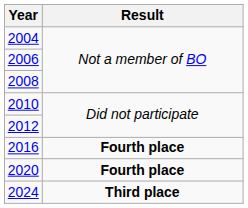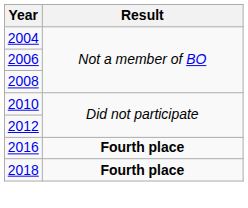+ row: (23, 170)
- row: (23, 170)
- row: (23, 192)
